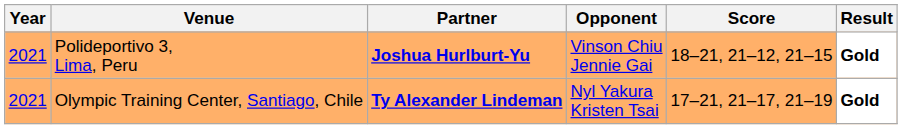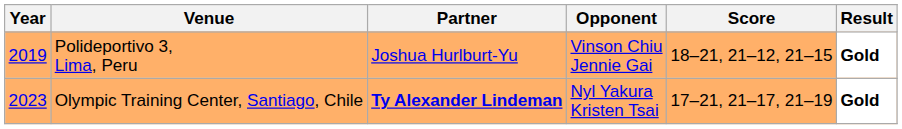(28, 55) 2021 -> (28, 55) 2019
(451, 55) bold -> (444, 55) normal
(28, 101) 2021 -> (28, 101) 2023
